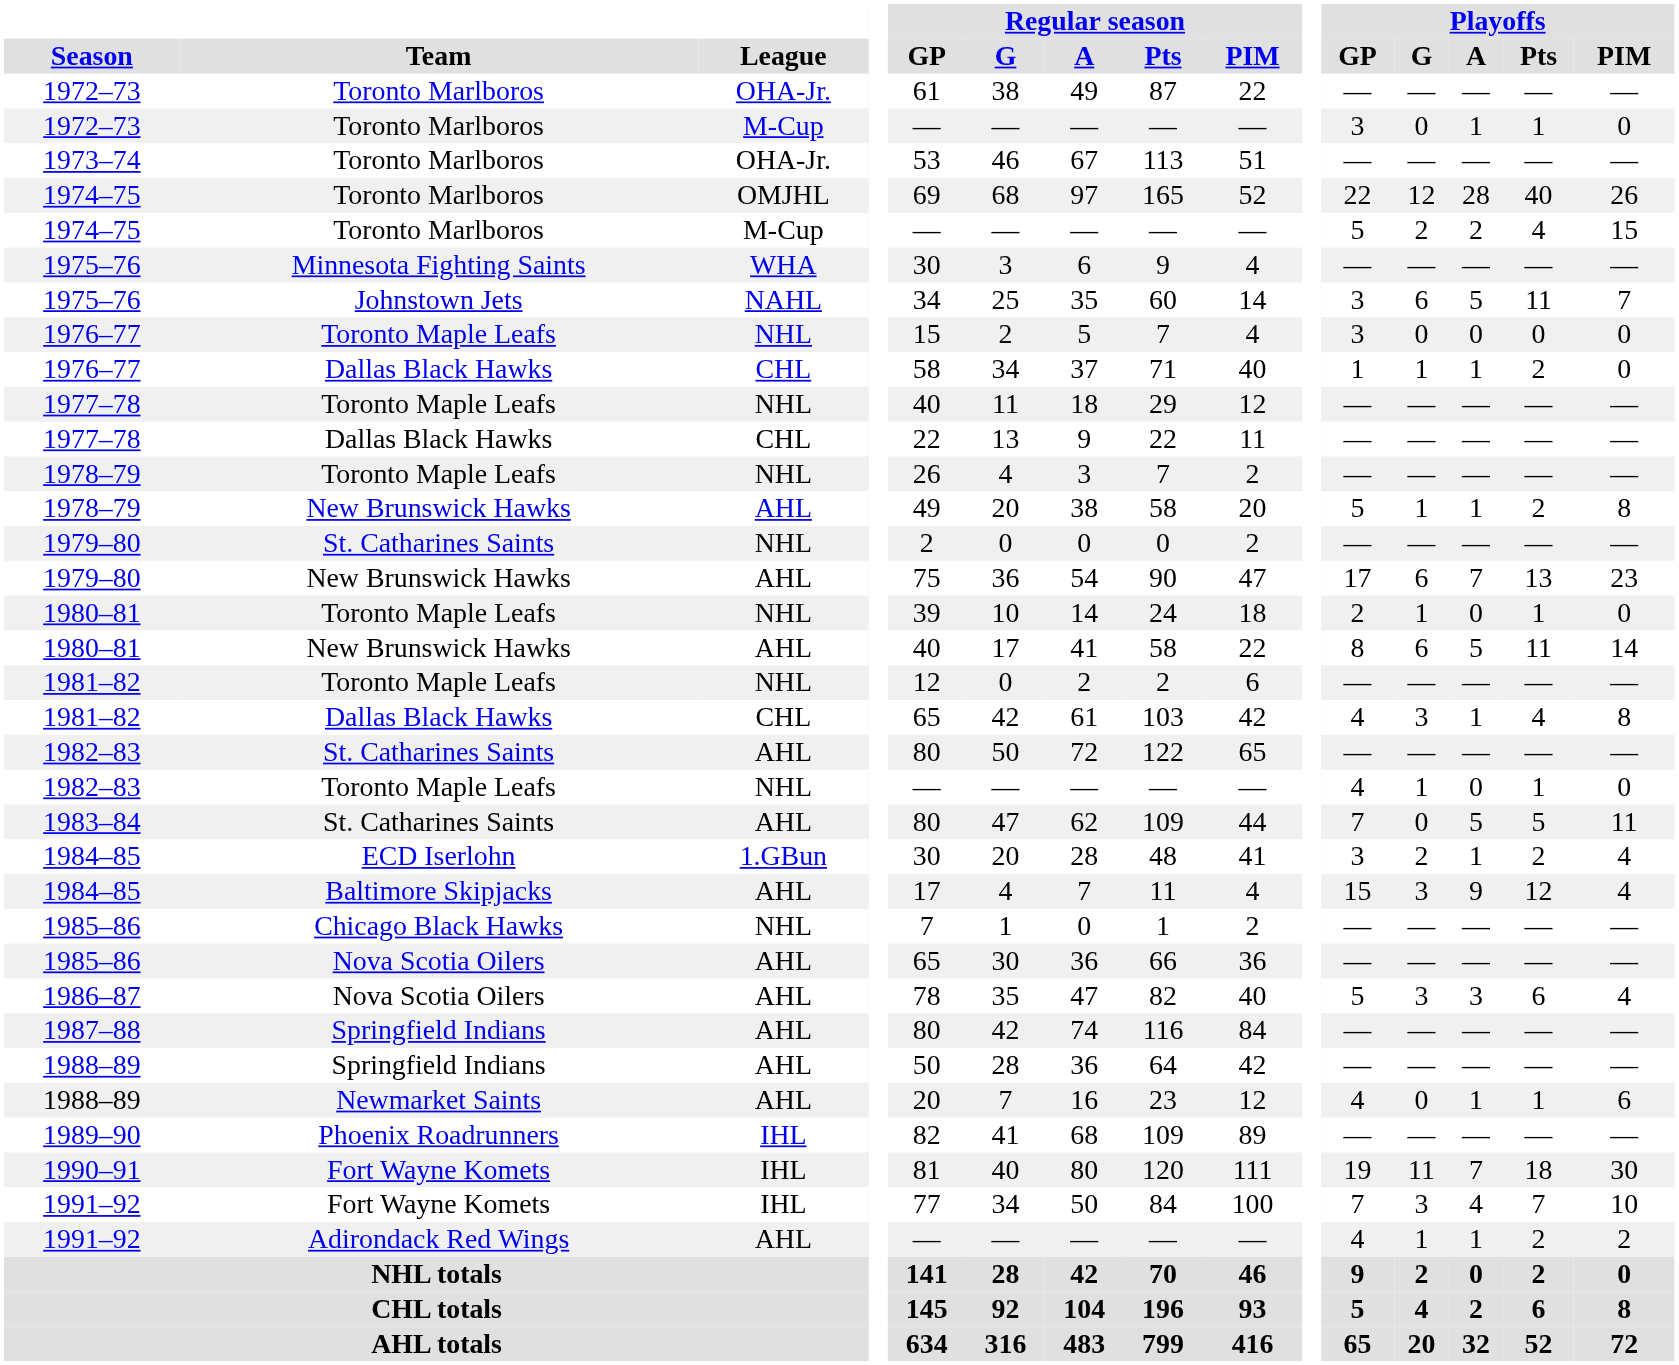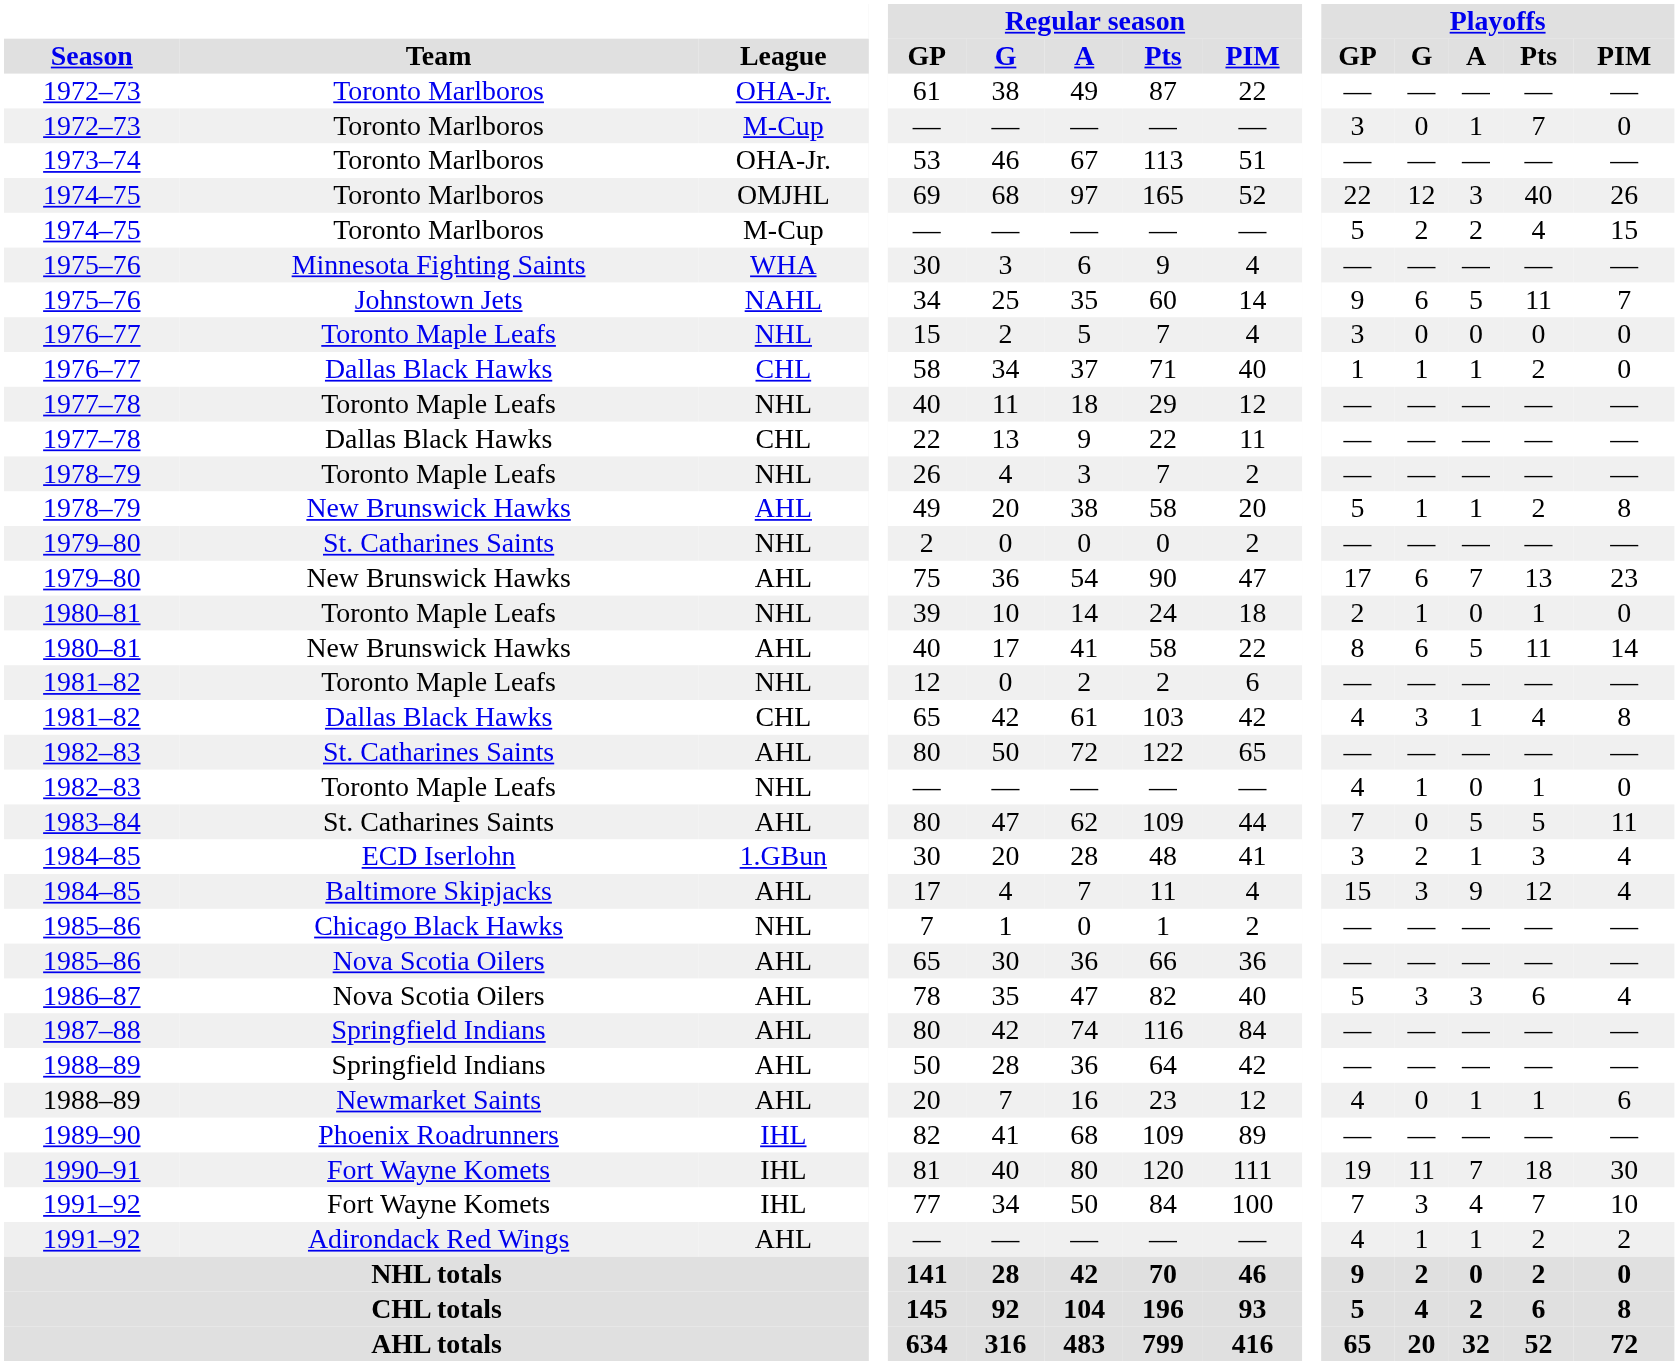(1539, 125) 1 -> (1539, 125) 7
(1476, 195) 28 -> (1476, 195) 3
(1358, 299) 3 -> (1358, 299) 9
(1539, 856) 2 -> (1539, 856) 3
